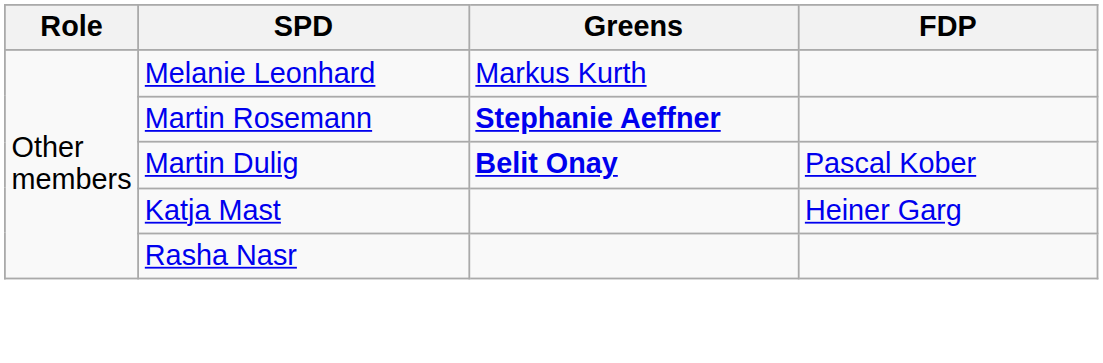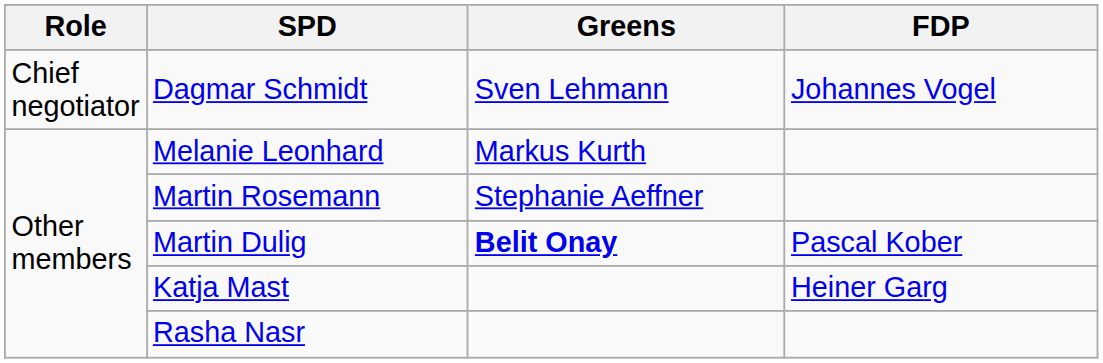+ row: (260, 89)
(598, 118) bold -> (589, 196) normal
